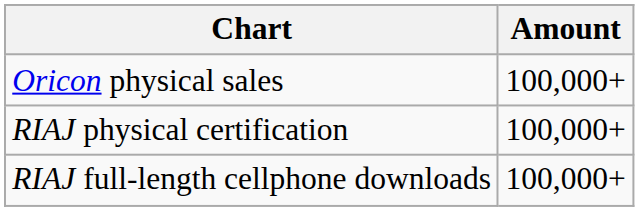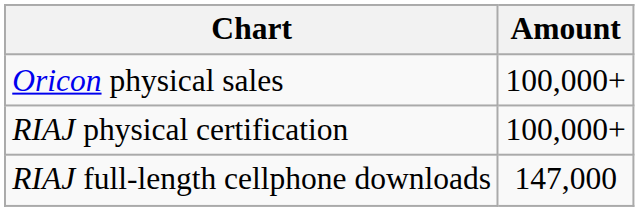(566, 179) 100,000+ -> (566, 179) 147,000
